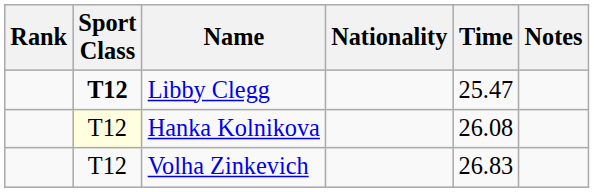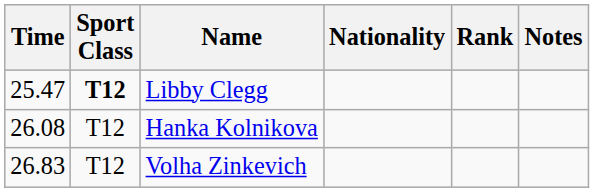columns swapped: (39, 37) <-> (486, 37)
(107, 128) lightyellow background -> (105, 128) no background
